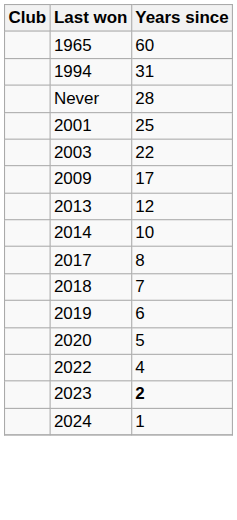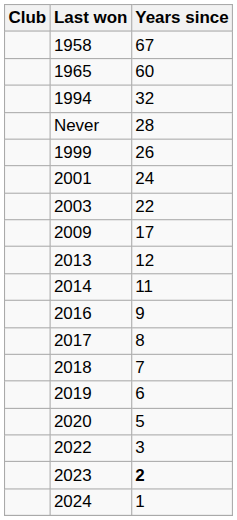+ row: (73, 44)
(145, 71) 31 -> (145, 98) 32
+ row: (73, 152)
(145, 125) 25 -> (145, 179) 24
(145, 233) 10 -> (144, 286) 11
+ row: (73, 313)
(140, 367) 4 -> (140, 448) 3
